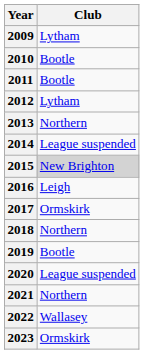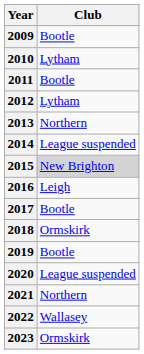(60, 36) Lytham -> (57, 36) Bootle
(57, 57) Bootle -> (60, 57) Lytham
(65, 208) Ormskirk -> (57, 208) Bootle
(63, 230) Northern -> (65, 230) Ormskirk
